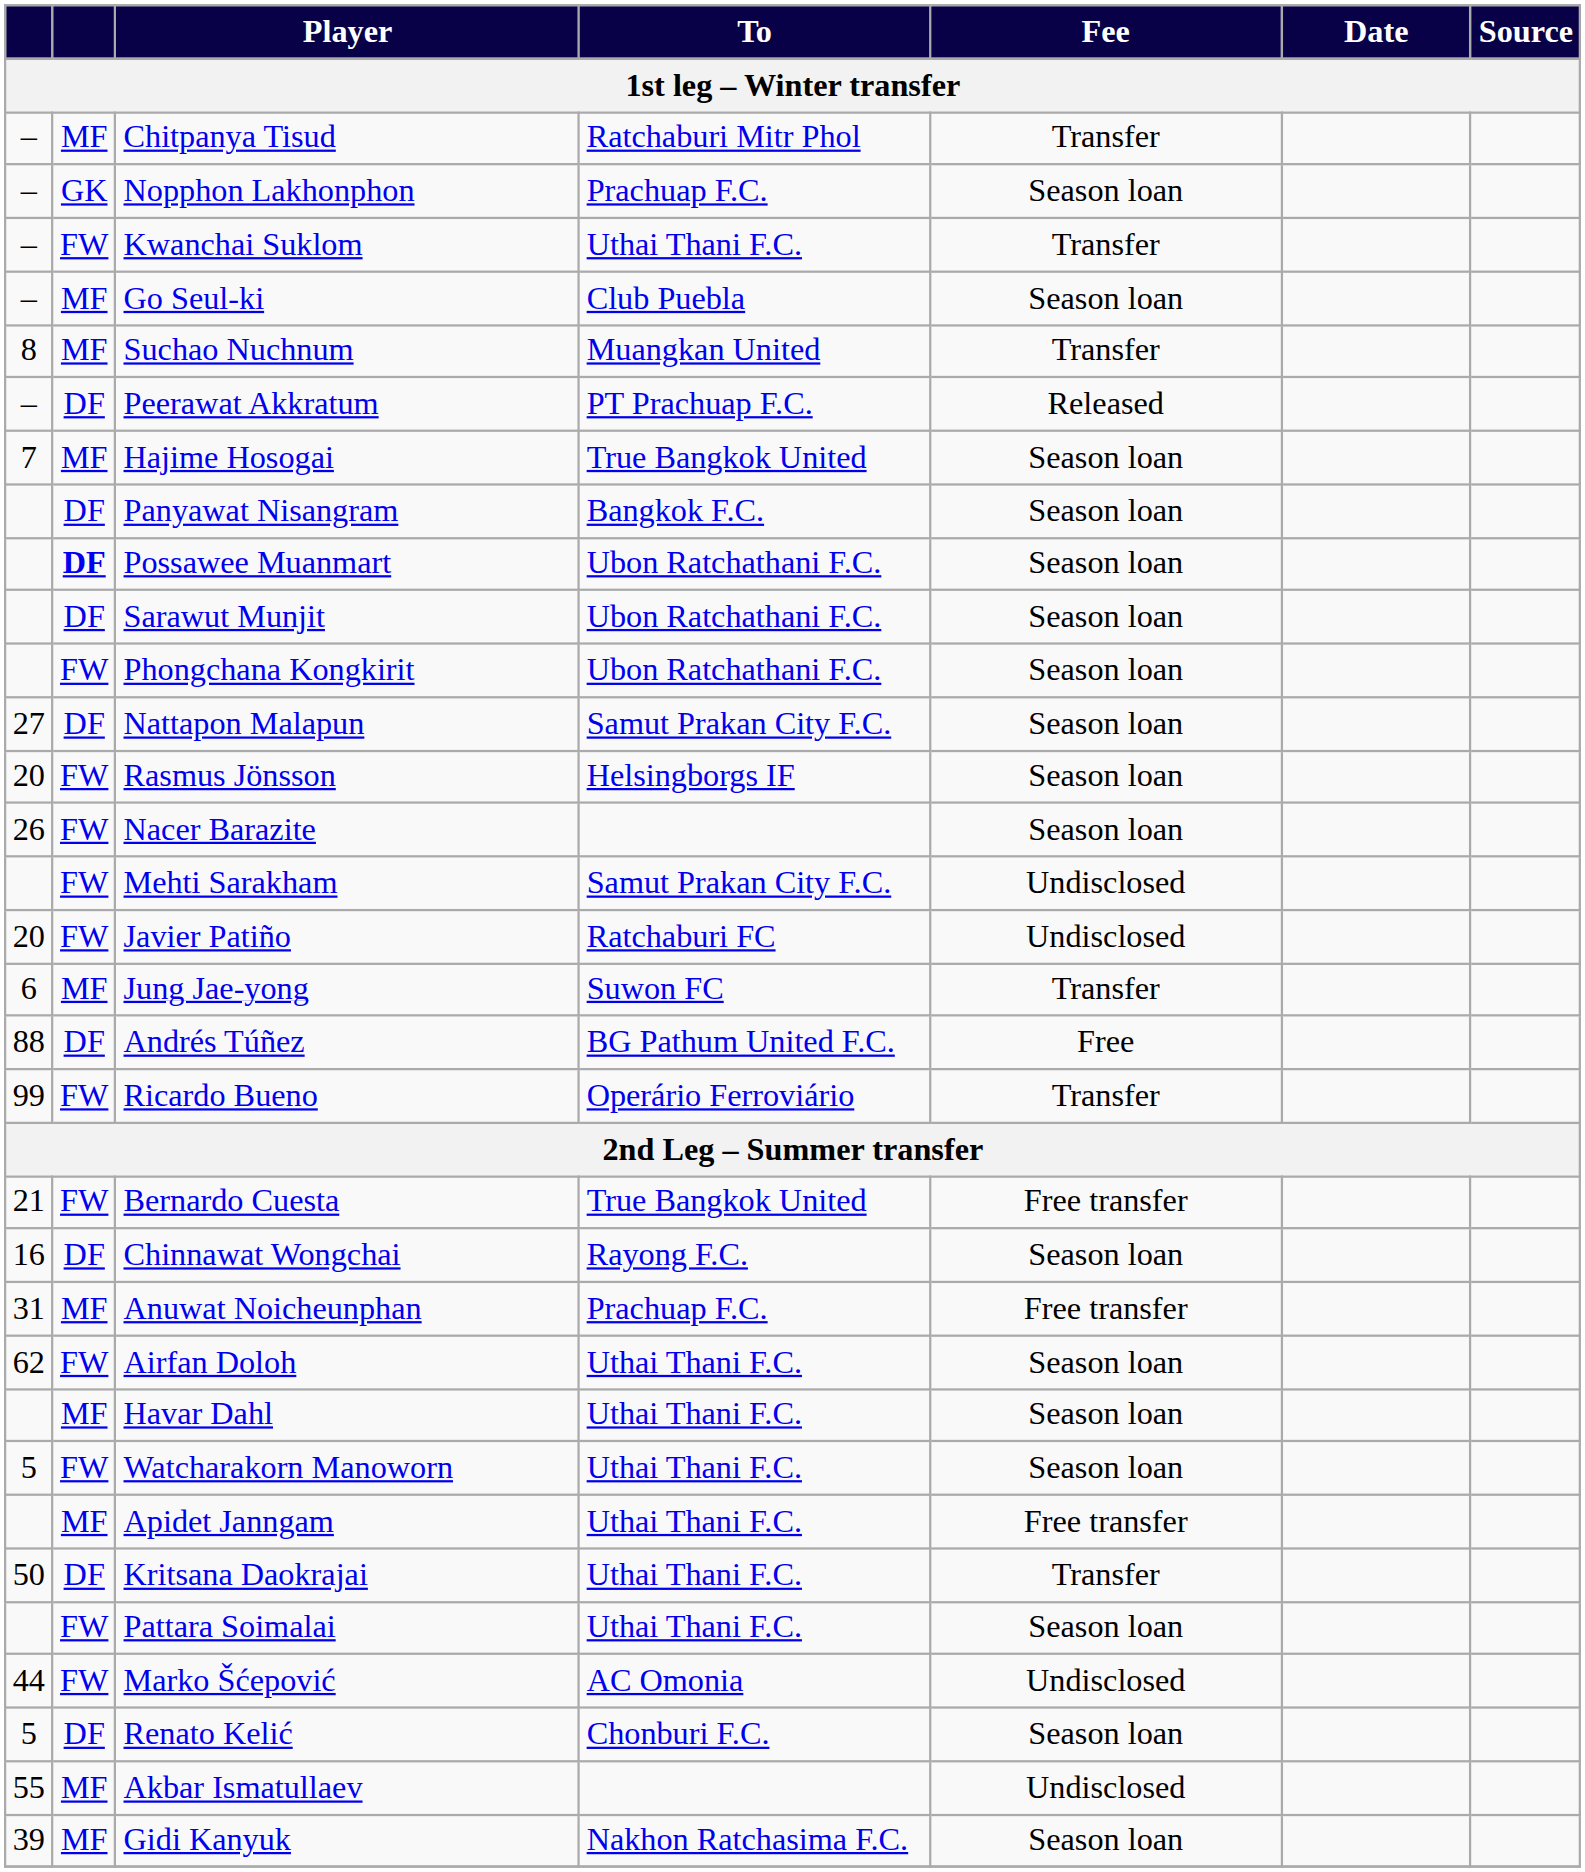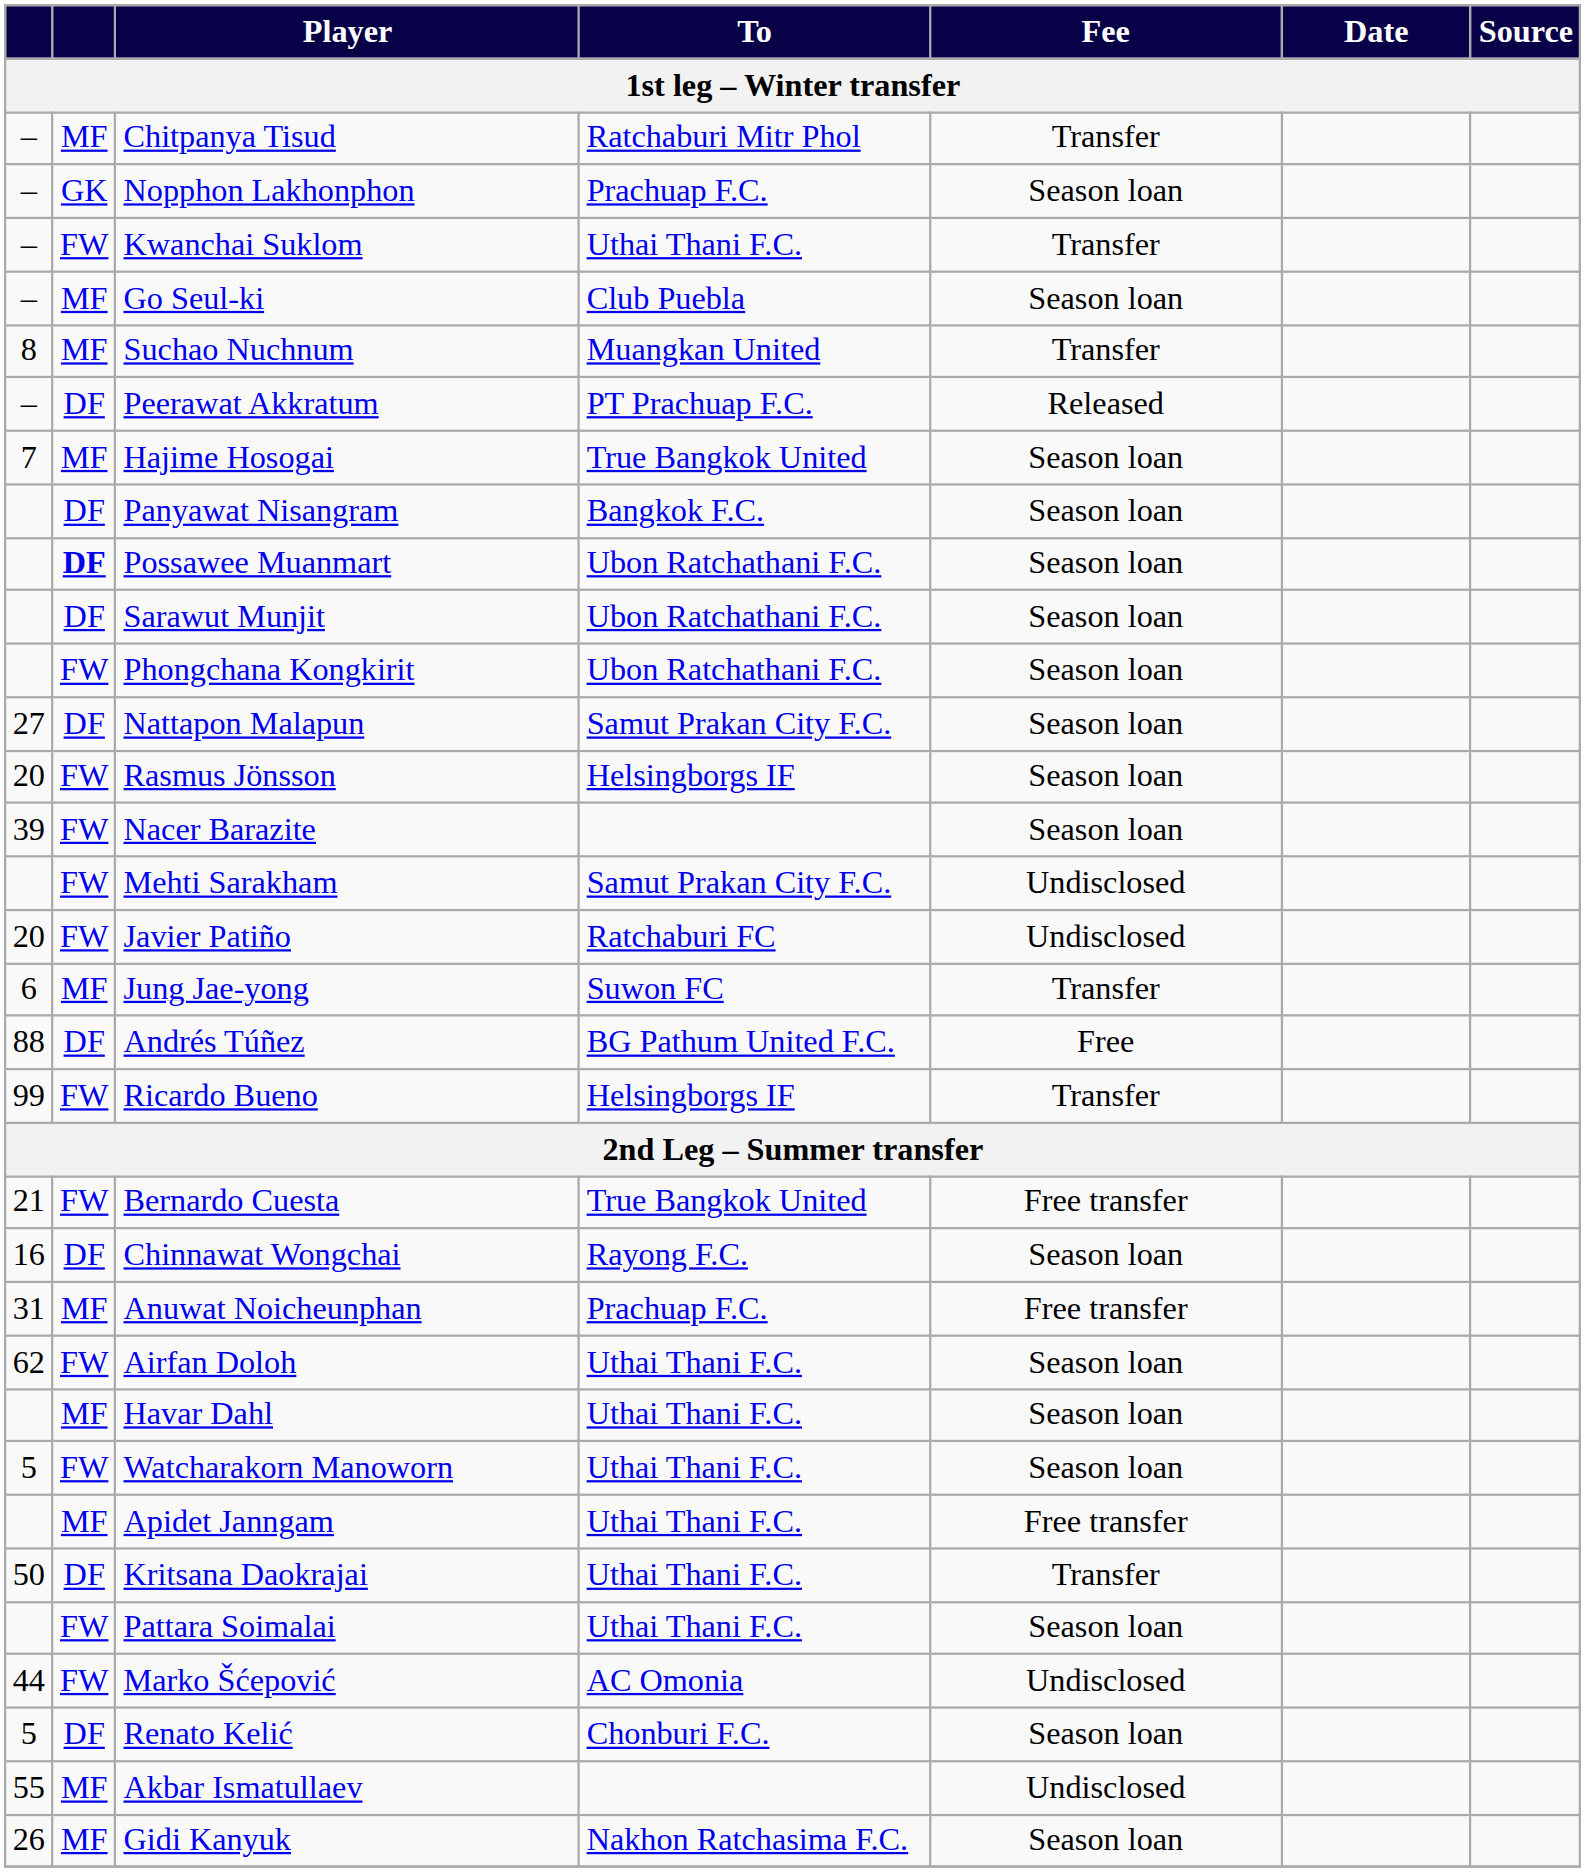(29, 829) 26 -> (29, 829) 39
(720, 1095) Operário Ferroviário -> (691, 1095) Helsingborgs IF
(29, 1840) 39 -> (29, 1840) 26
